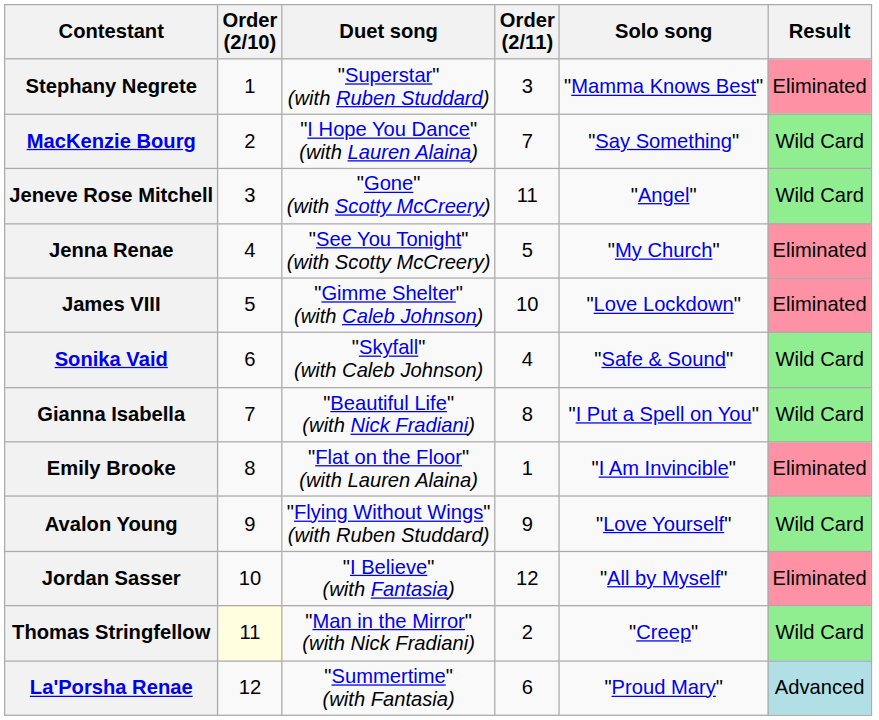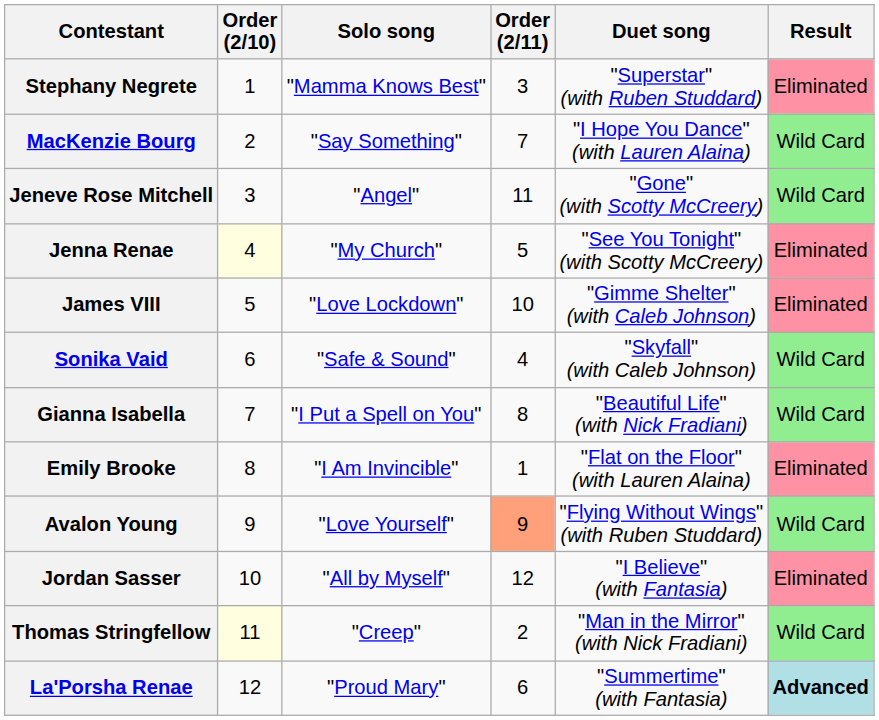columns swapped: (664, 31) <-> (389, 31)
(250, 250) no background -> (250, 250) lightyellow background
(527, 523) no background -> (523, 523) lightsalmon background
(820, 687) normal -> (821, 687) bold
